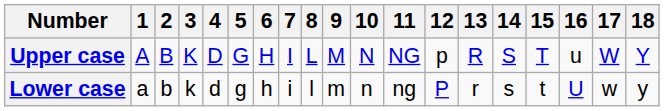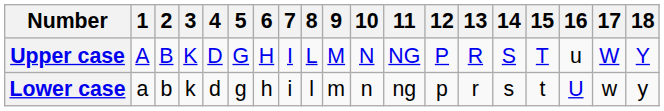(442, 55) p -> (442, 55) P
(442, 88) P -> (442, 88) p
